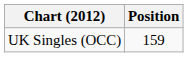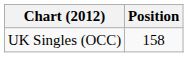(154, 39) 159 -> (154, 39) 158
